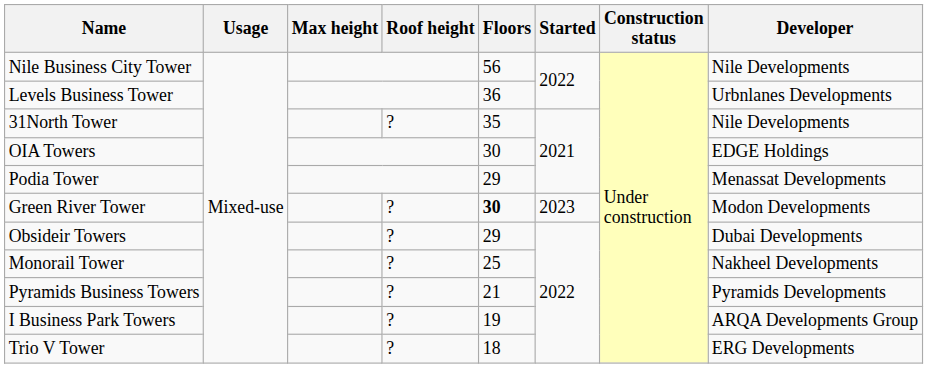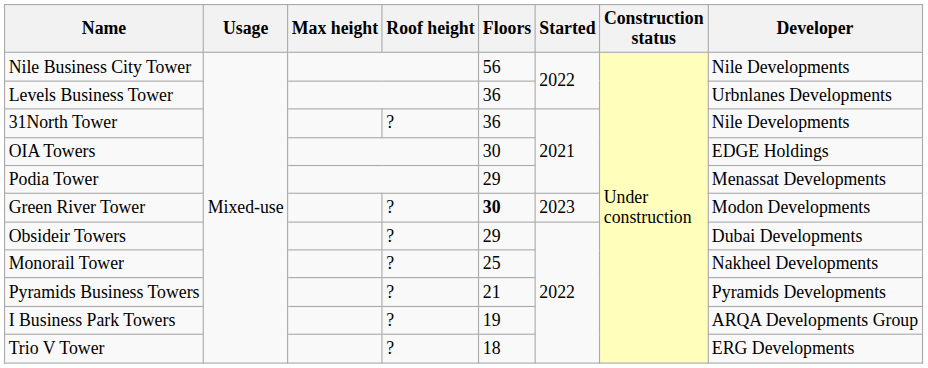(492, 123) 35 -> (492, 123) 36
